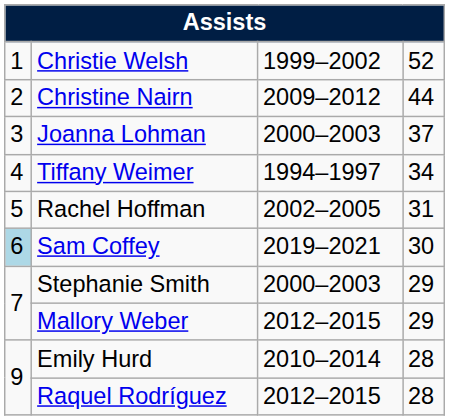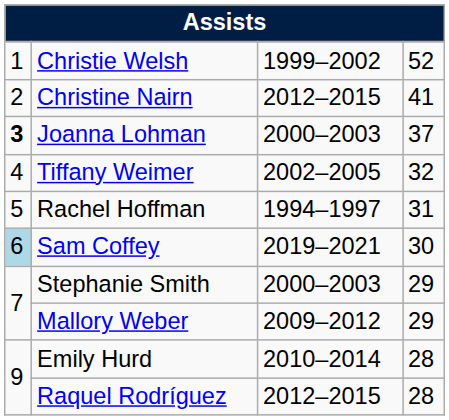(322, 97) 2009–2012 -> (322, 97) 2012–2015
(421, 97) 44 -> (421, 97) 41
(17, 135) normal -> (17, 135) bold
(322, 172) 1994–1997 -> (322, 172) 2002–2005
(421, 172) 34 -> (421, 172) 32
(322, 209) 2002–2005 -> (322, 209) 1994–1997
(322, 321) 2012–2015 -> (322, 321) 2009–2012
